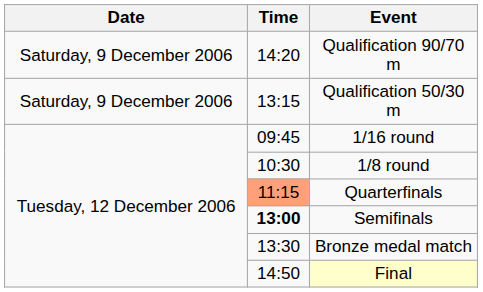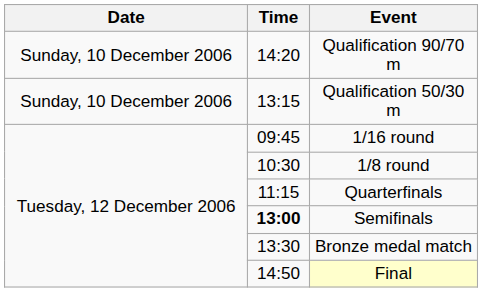(126, 54) Saturday, 9 December 2006 -> (126, 54) Sunday, 10 December 2006
(126, 101) Saturday, 9 December 2006 -> (126, 101) Sunday, 10 December 2006
(279, 192) lightsalmon background -> (279, 192) no background
